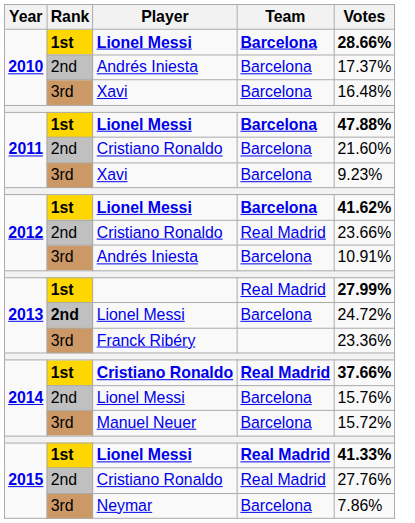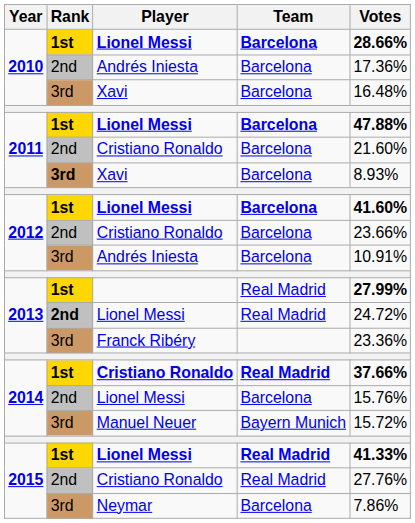(364, 67) 17.37% -> (380, 67) 17.36%
(62, 175) normal -> (63, 175) bold
(360, 175) 9.23% -> (376, 175) 8.93%
(364, 207) 41.62% -> (380, 207) 41.60%
(283, 232) Real Madrid -> (276, 232) Barcelona
(276, 315) Barcelona -> (283, 315) Real Madrid
(276, 423) Barcelona -> (293, 423) Bayern Munich
